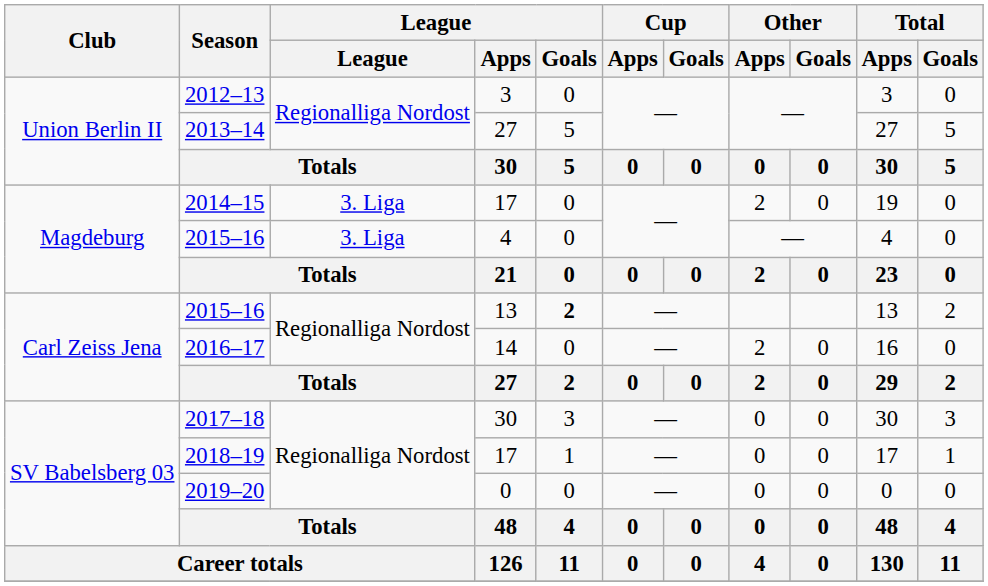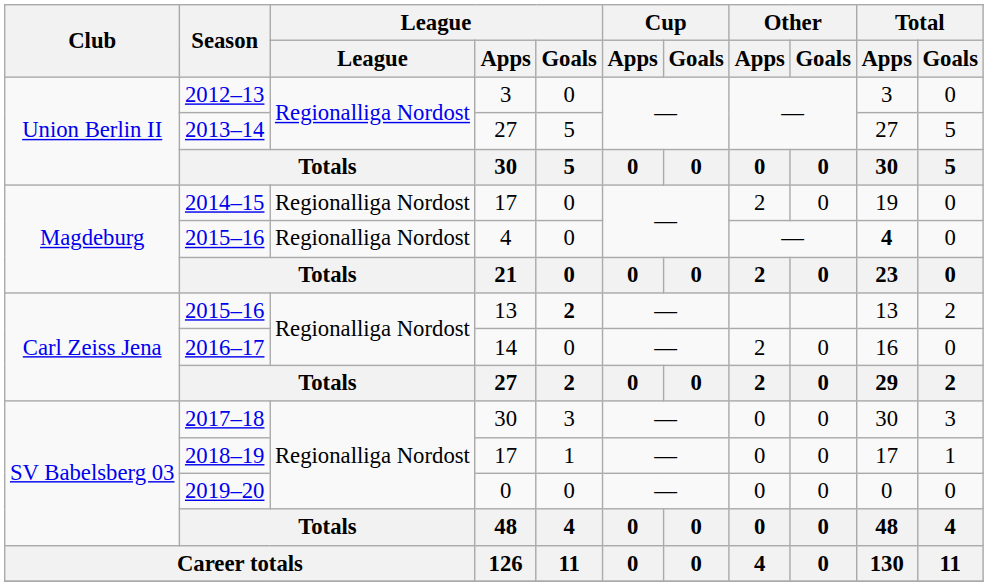(372, 202) 3. Liga -> (372, 202) Regionalliga Nordost
(372, 238) 3. Liga -> (372, 238) Regionalliga Nordost
(887, 238) normal -> (887, 238) bold
